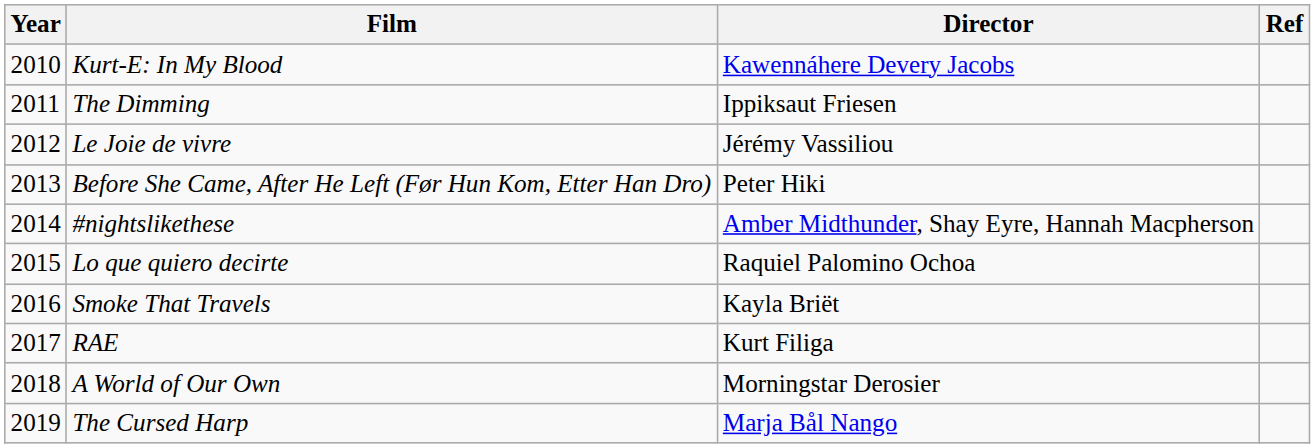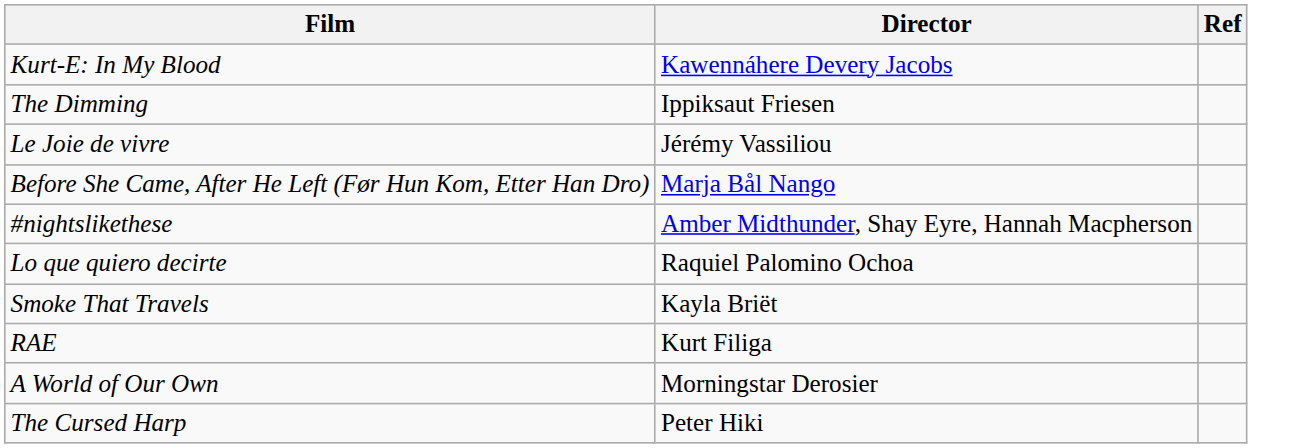- column: (36, 24)
(774, 183) Peter Hiki -> (748, 183) Marja Bål Nango
(810, 422) Marja Bål Nango -> (712, 422) Peter Hiki
